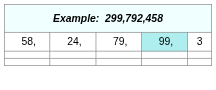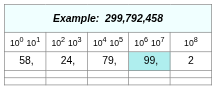+ row: (25, 42)
(200, 41) 3 -> (191, 61) 2
